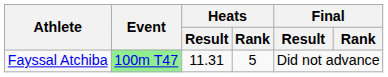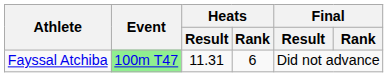(253, 61) 5 -> (253, 61) 6
